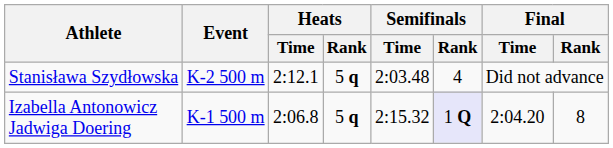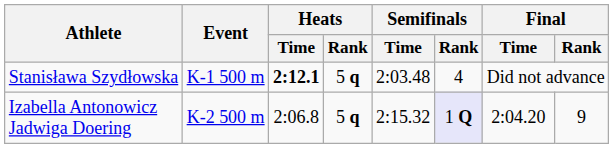(226, 77) K-2 500 m -> (226, 77) K-1 500 m
(296, 77) normal -> (296, 77) bold
(226, 117) K-1 500 m -> (226, 117) K-2 500 m
(581, 117) 8 -> (582, 117) 9
